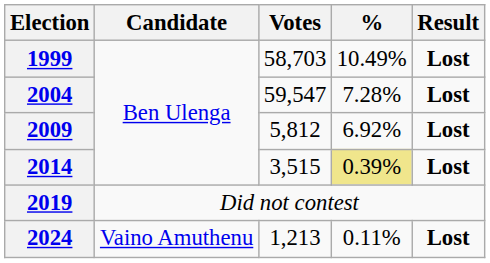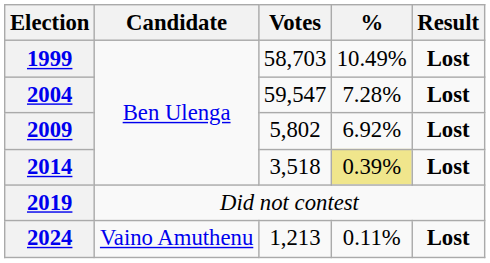(295, 130) 5,812 -> (295, 130) 5,802
(295, 166) 3,515 -> (295, 166) 3,518
